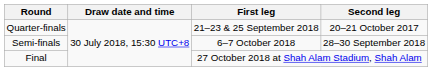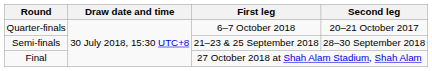(256, 27) 21–23 & 25 September 2018 -> (256, 27) 6–7 October 2018
(256, 43) 6–7 October 2018 -> (256, 43) 21–23 & 25 September 2018
